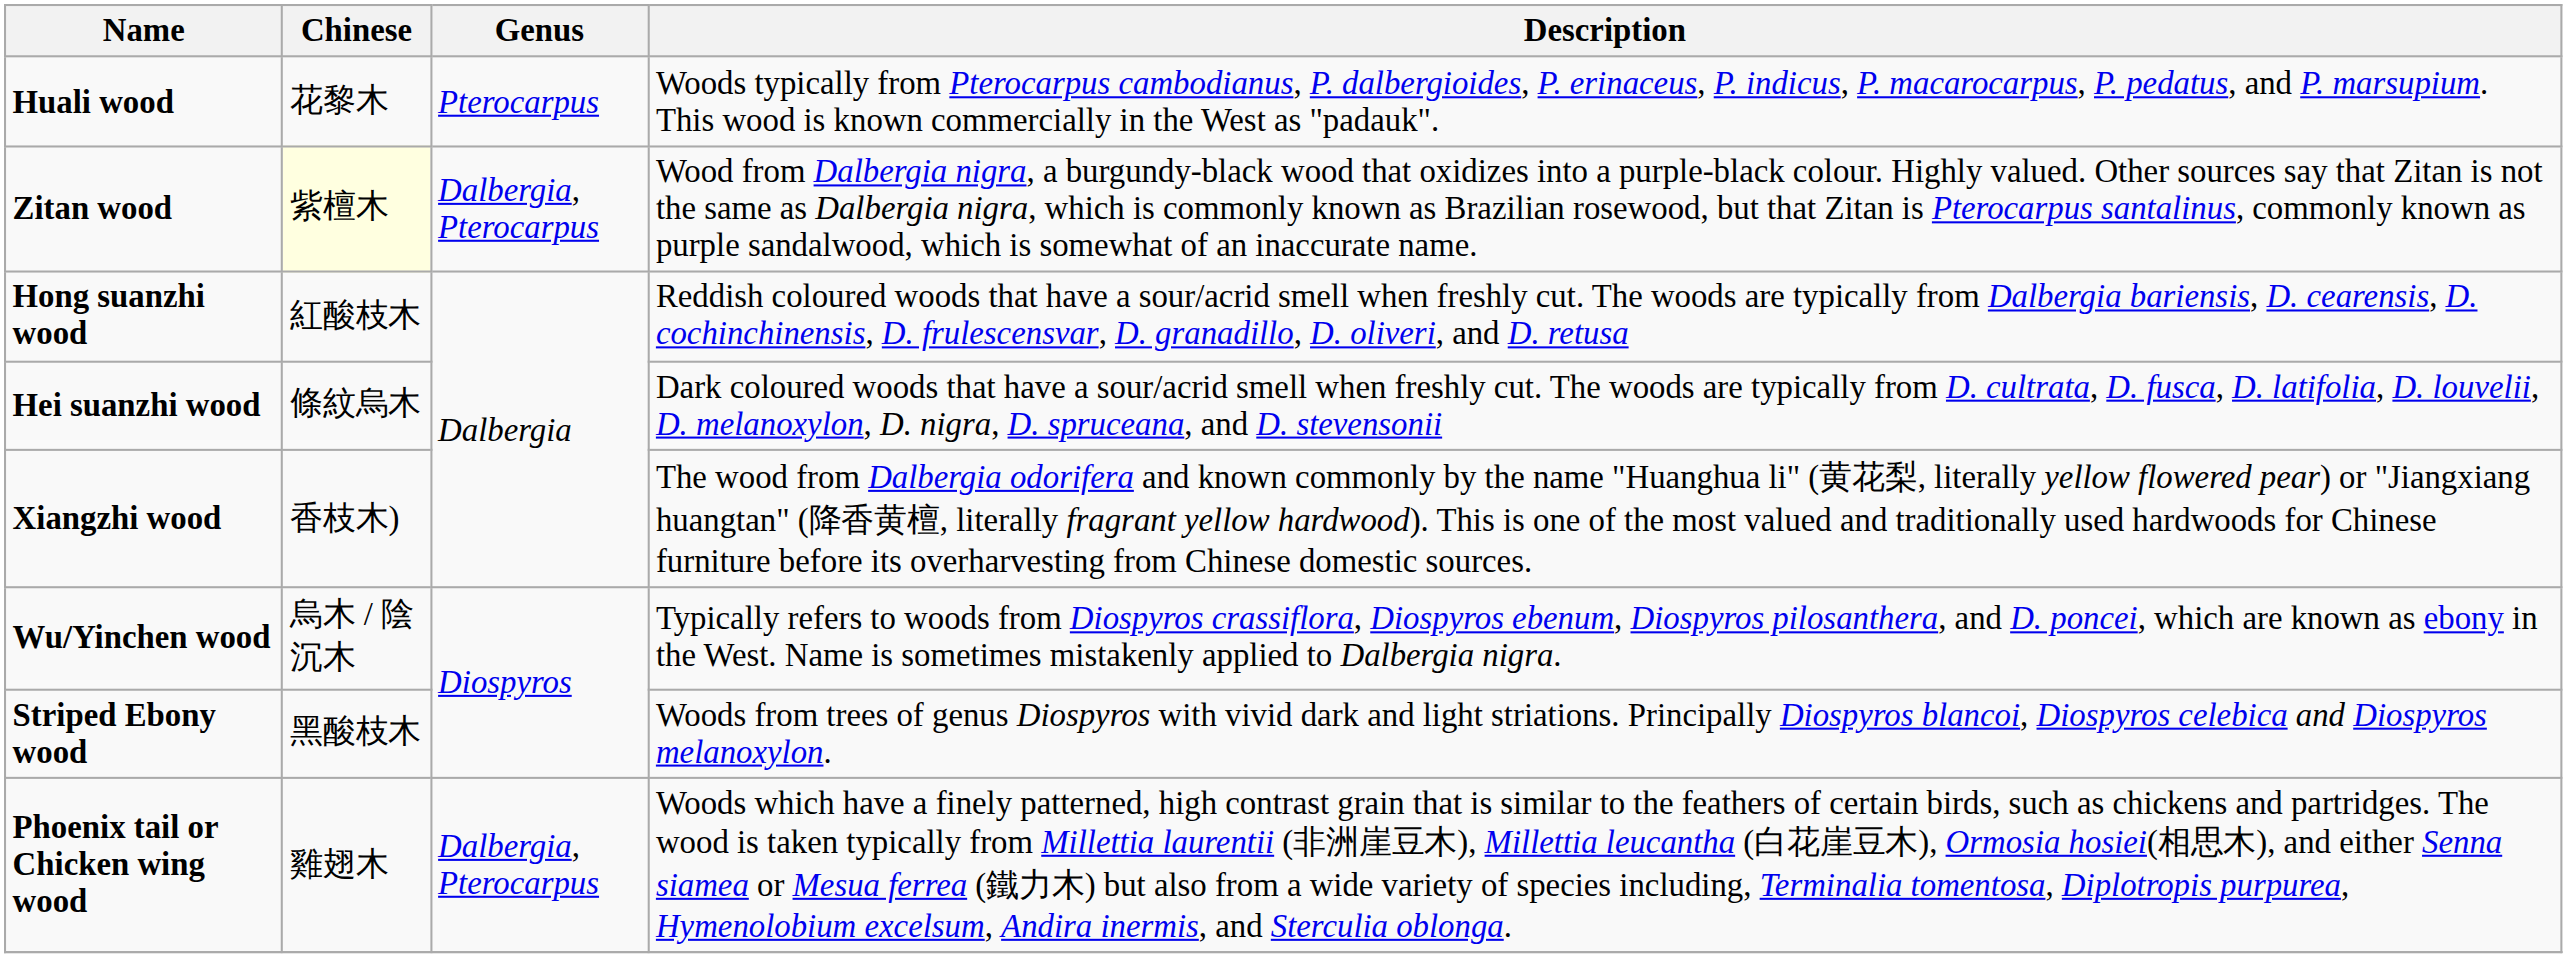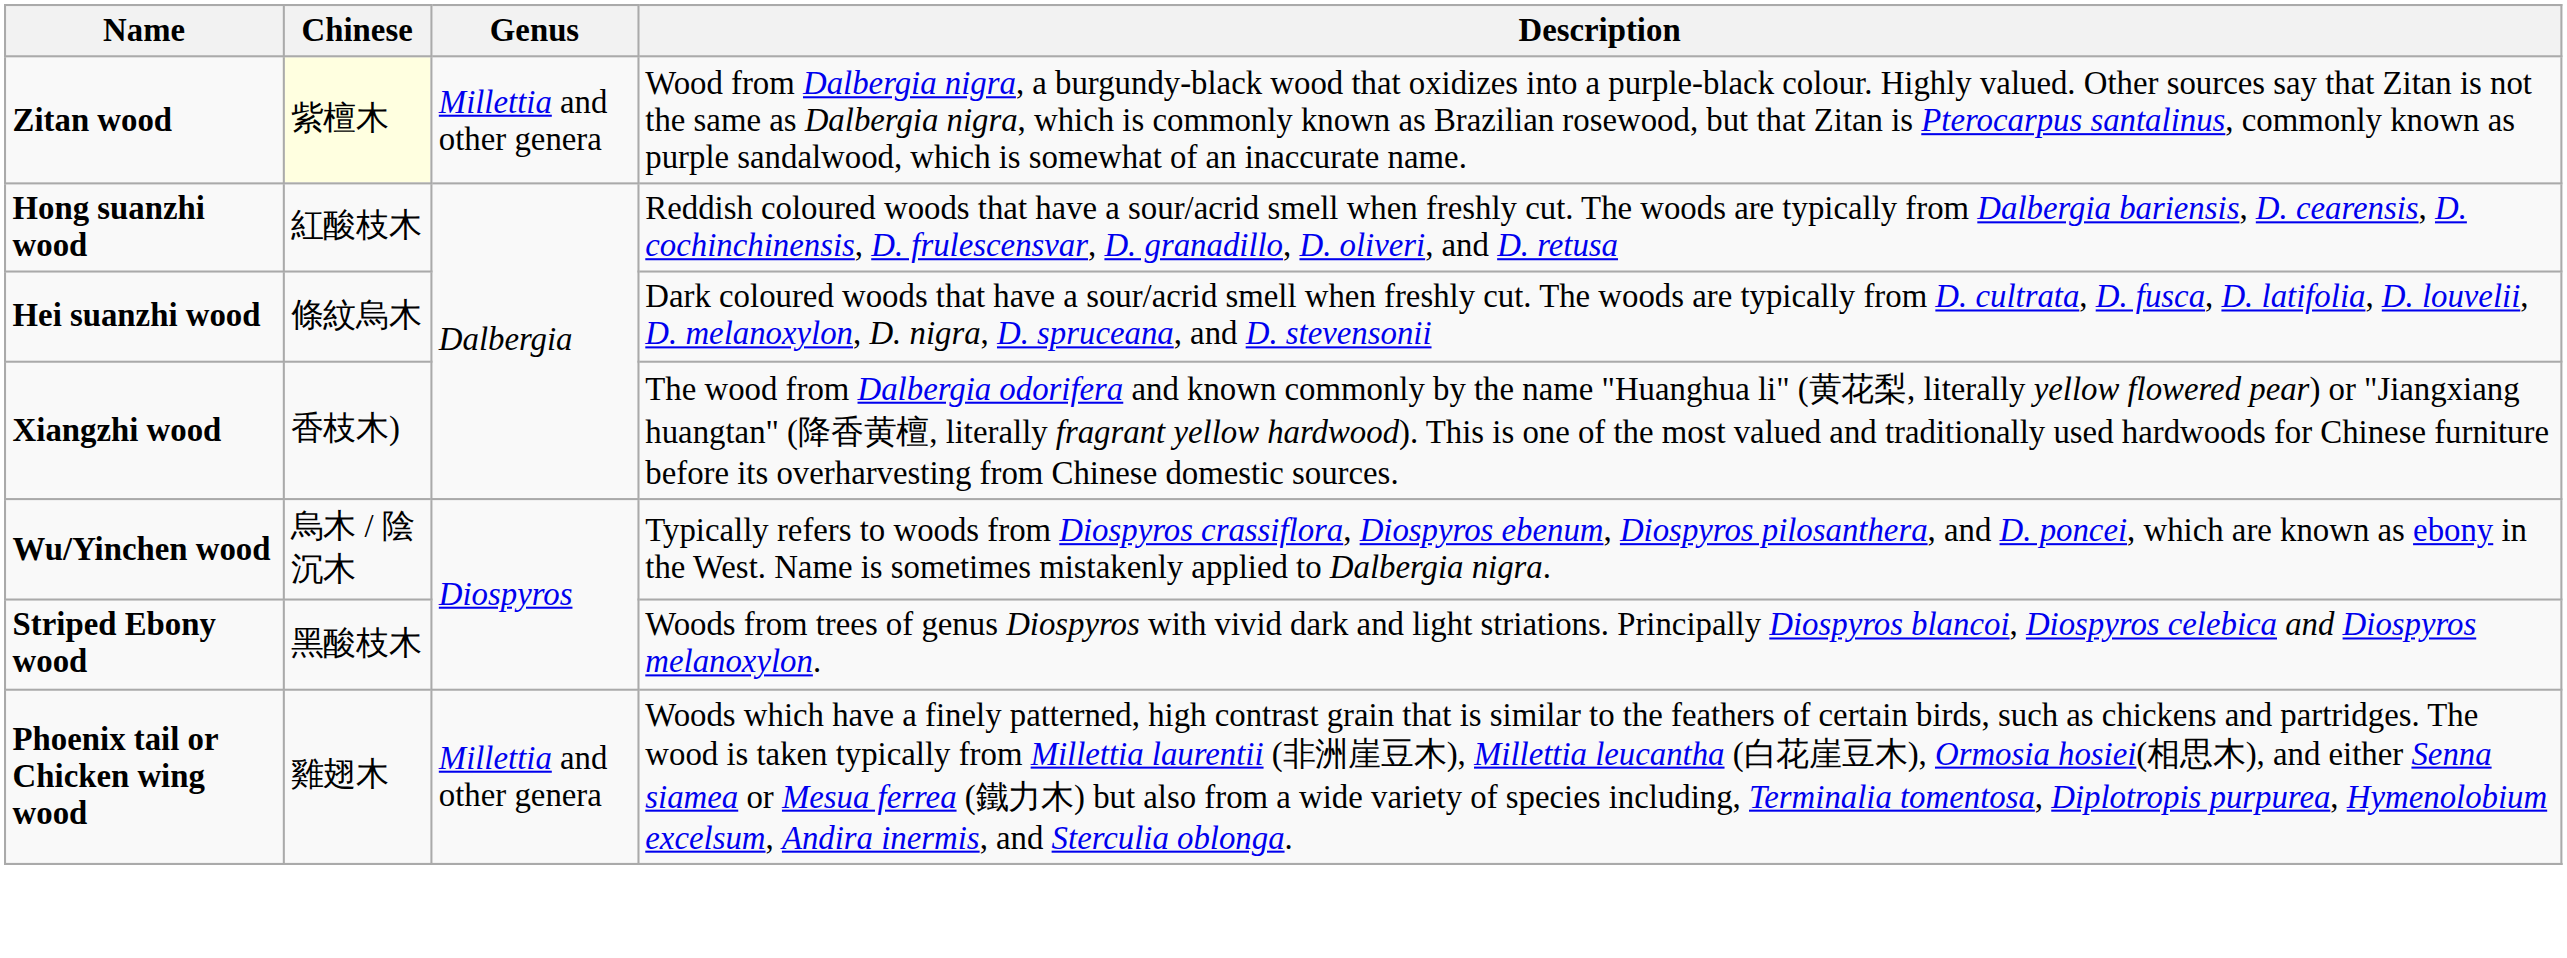- row: (93, 100)
(519, 208) Dalbergia, Pterocarpus -> (523, 119) Millettia and other genera
(519, 864) Dalbergia, Pterocarpus -> (523, 775) Millettia and other genera
